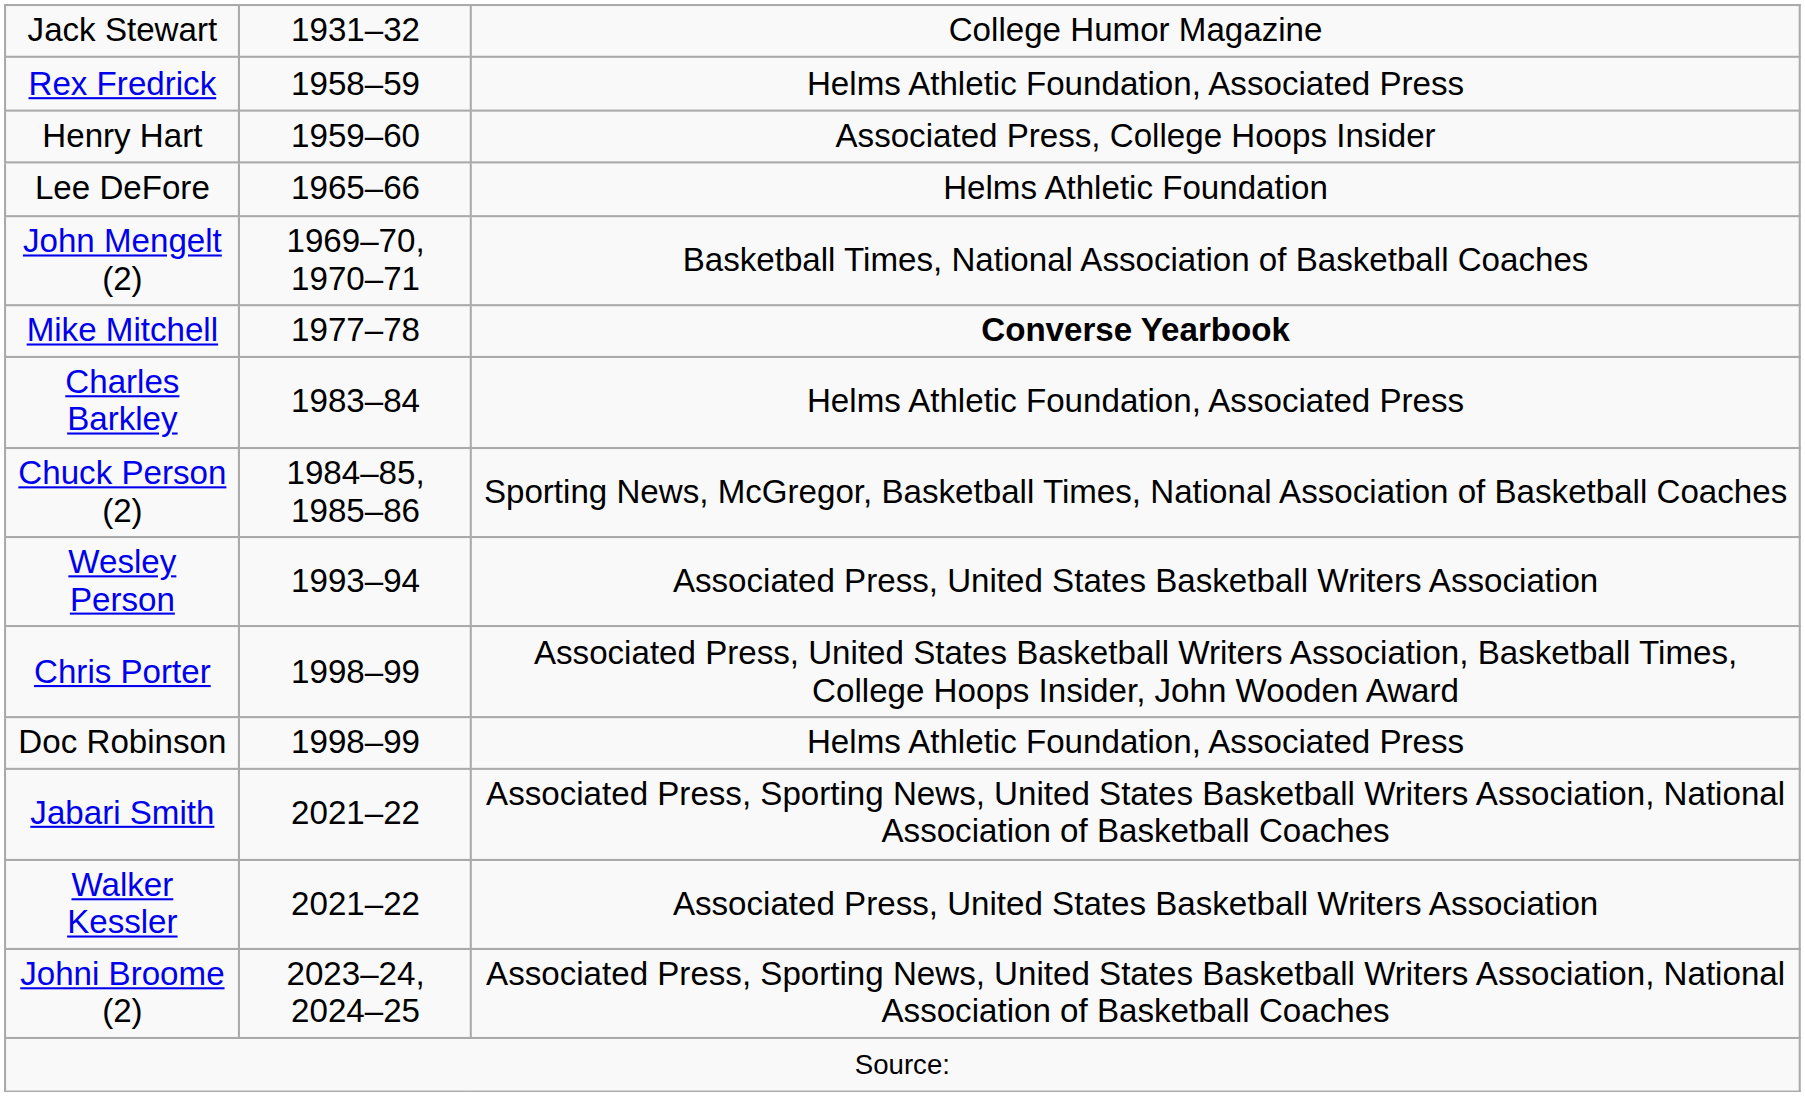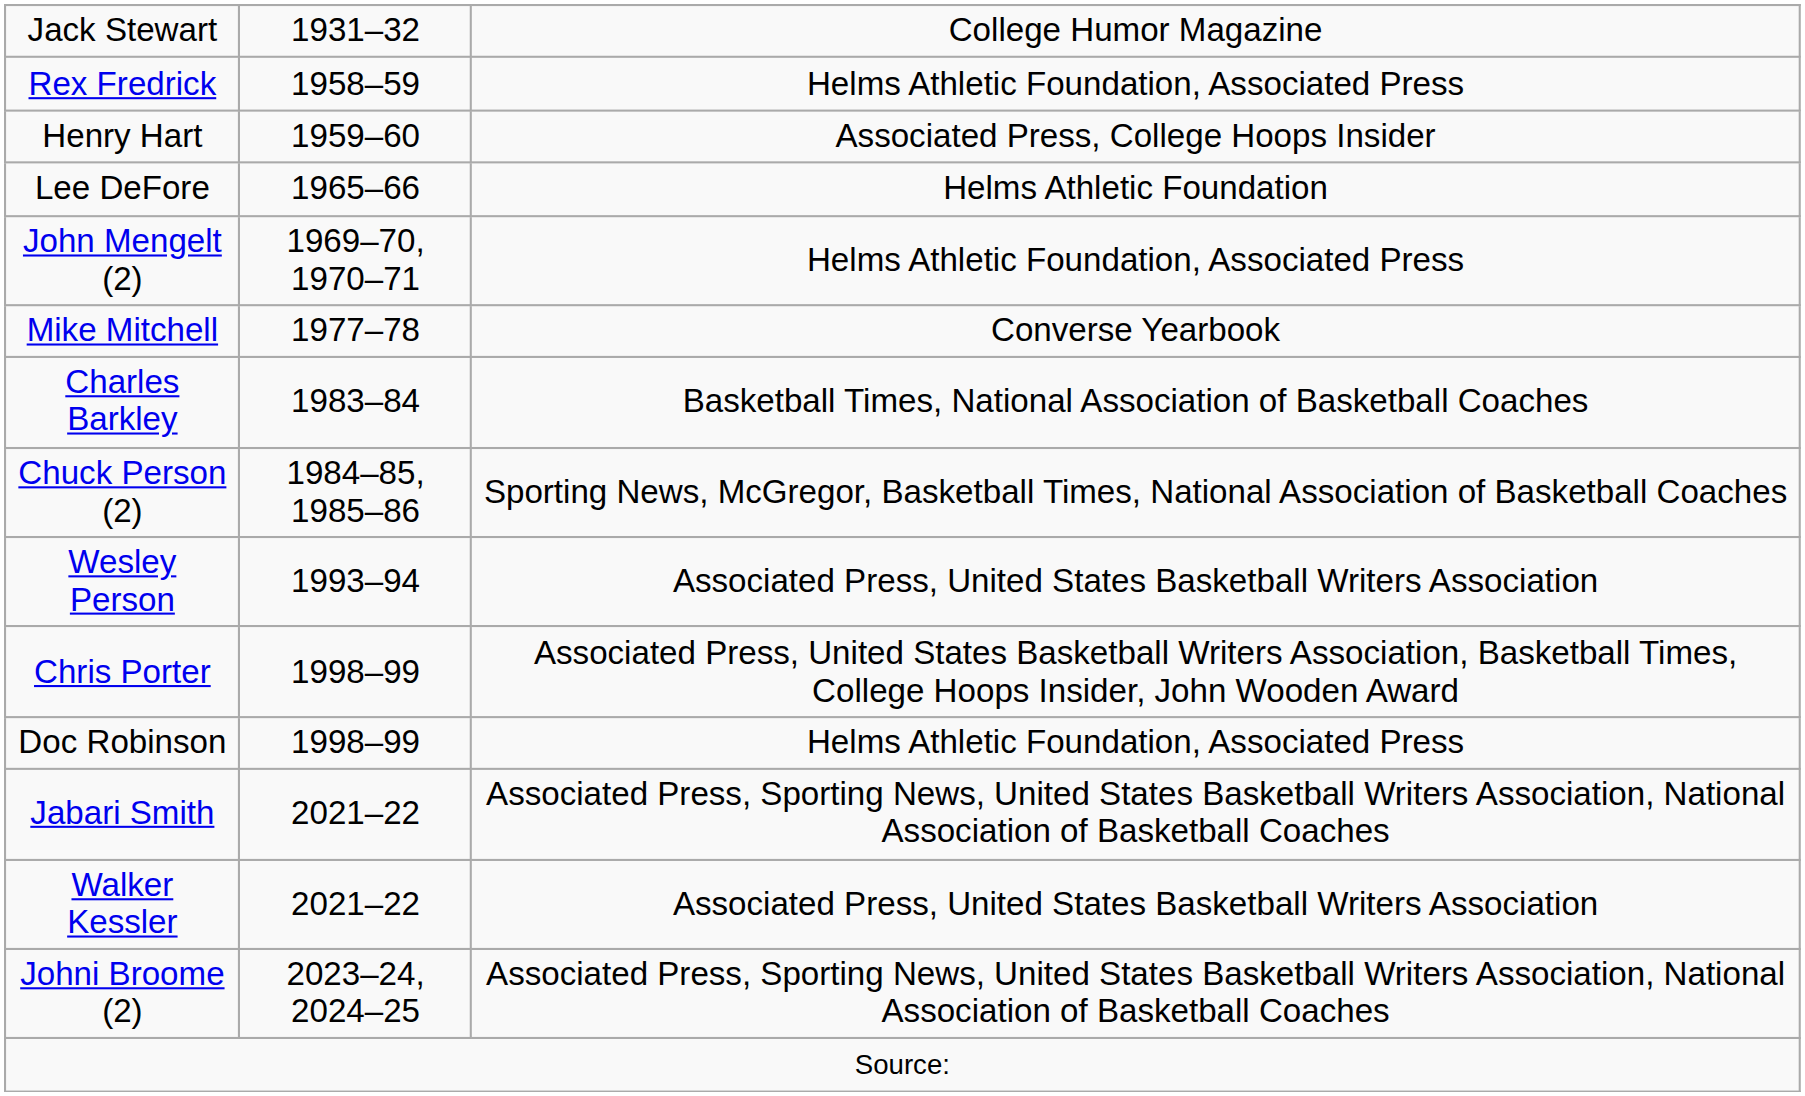(1136, 259) Basketball Times, National Association of Basketball Coaches -> (1136, 259) Helms Athletic Foundation, Associated Press
(1136, 330) bold -> (1136, 330) normal
(1136, 401) Helms Athletic Foundation, Associated Press -> (1136, 401) Basketball Times, National Association of Basketball Coaches
